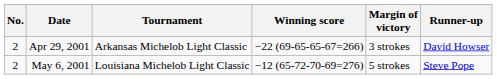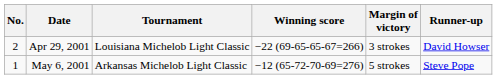(171, 46) Arkansas Michelob Light Classic -> (172, 46) Louisiana Michelob Light Classic
(15, 65) 2 -> (15, 65) 1
(172, 65) Louisiana Michelob Light Classic -> (171, 65) Arkansas Michelob Light Classic
